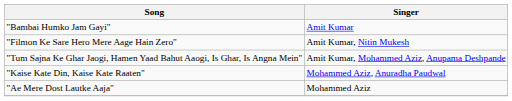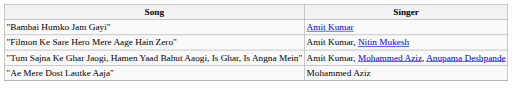- row: (76, 73)
